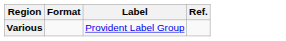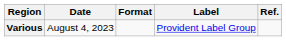+ column: (80, 12)
